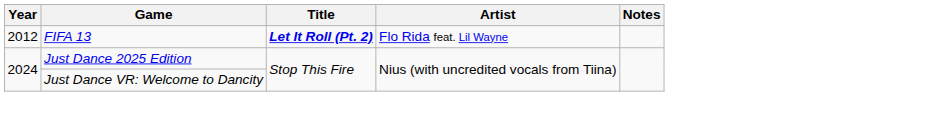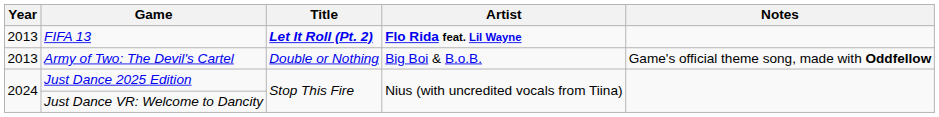(23, 36) 2012 -> (23, 36) 2013
(444, 36) normal -> (453, 36) bold
+ row: (139, 58)
